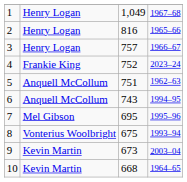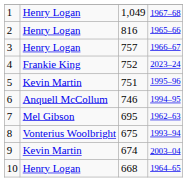(65, 82) Anquell McCollum -> (52, 82) Kevin Martin
(165, 82) 1962–63 -> (165, 82) 1995–96
(129, 99) 743 -> (129, 99) 746
(165, 116) 1995–96 -> (165, 116) 1962–63
(129, 151) 673 -> (129, 151) 674
(52, 168) Kevin Martin -> (52, 168) Henry Logan
